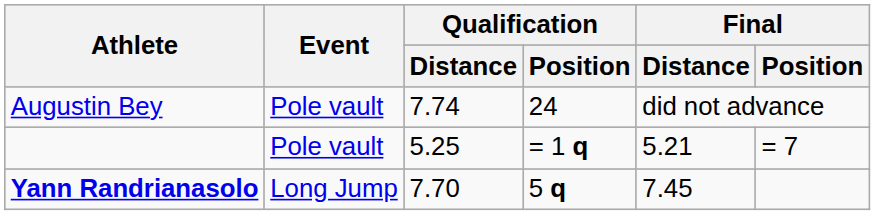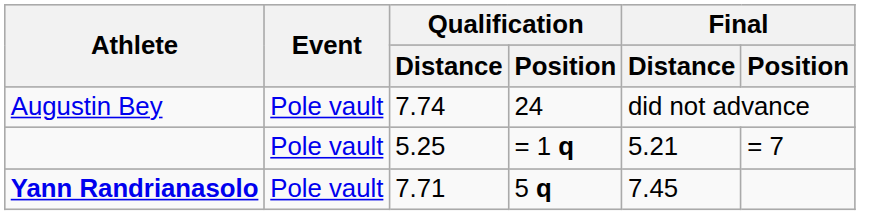(334, 188) Long Jump -> (327, 188) Pole vault
(435, 188) 7.70 -> (420, 188) 7.71
